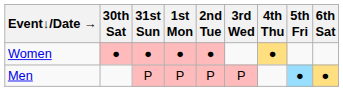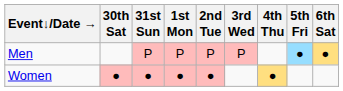rows swapped: (20, 76) <-> (30, 54)
